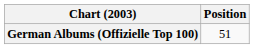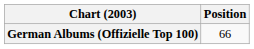(225, 33) 51 -> (225, 33) 66
